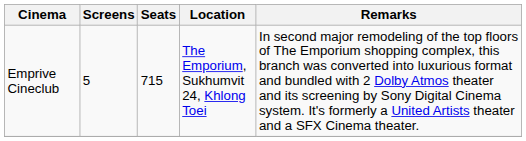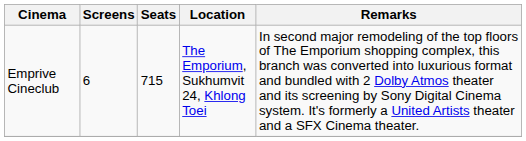(87, 80) 5 -> (87, 80) 6
